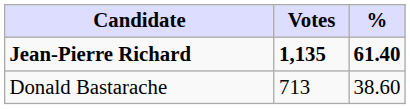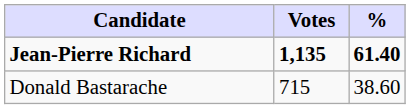(295, 86) 713 -> (295, 86) 715
